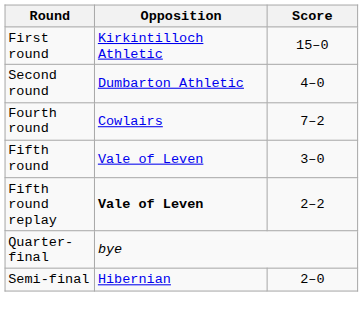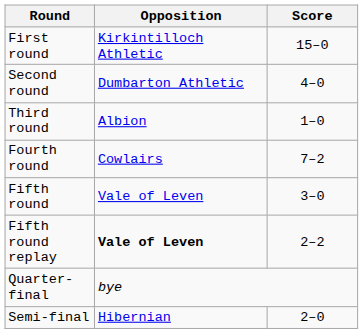+ row: (29, 121)
